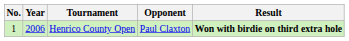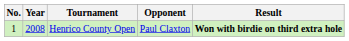(35, 28) 2006 -> (35, 28) 2008
